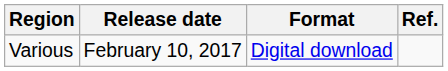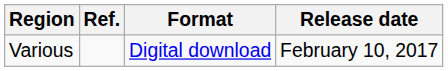columns swapped: (163, 19) <-> (420, 19)
